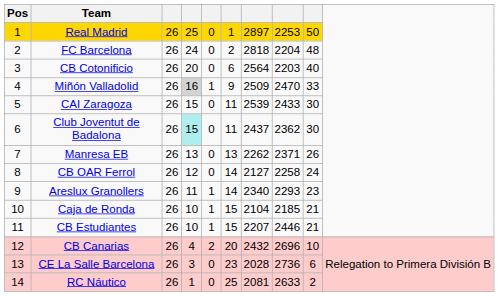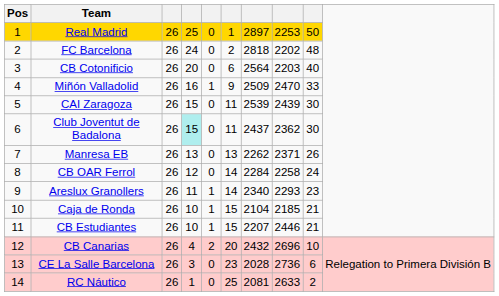(287, 50) 2204 -> (287, 50) 2202
(192, 86) lightgrey background -> (192, 86) no background
(287, 104) 2433 -> (287, 104) 2439
(256, 172) 2127 -> (256, 172) 2284
